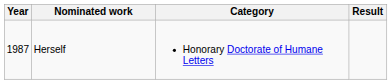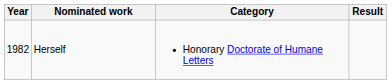(18, 49) 1987 -> (18, 49) 1982
